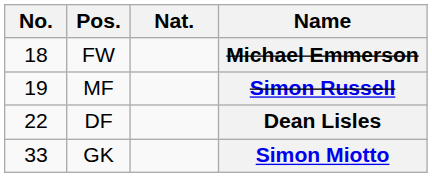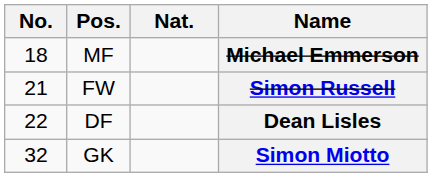(98, 54) FW -> (98, 54) MF
(36, 88) 19 -> (36, 88) 21
(98, 88) MF -> (98, 88) FW
(36, 155) 33 -> (36, 155) 32
